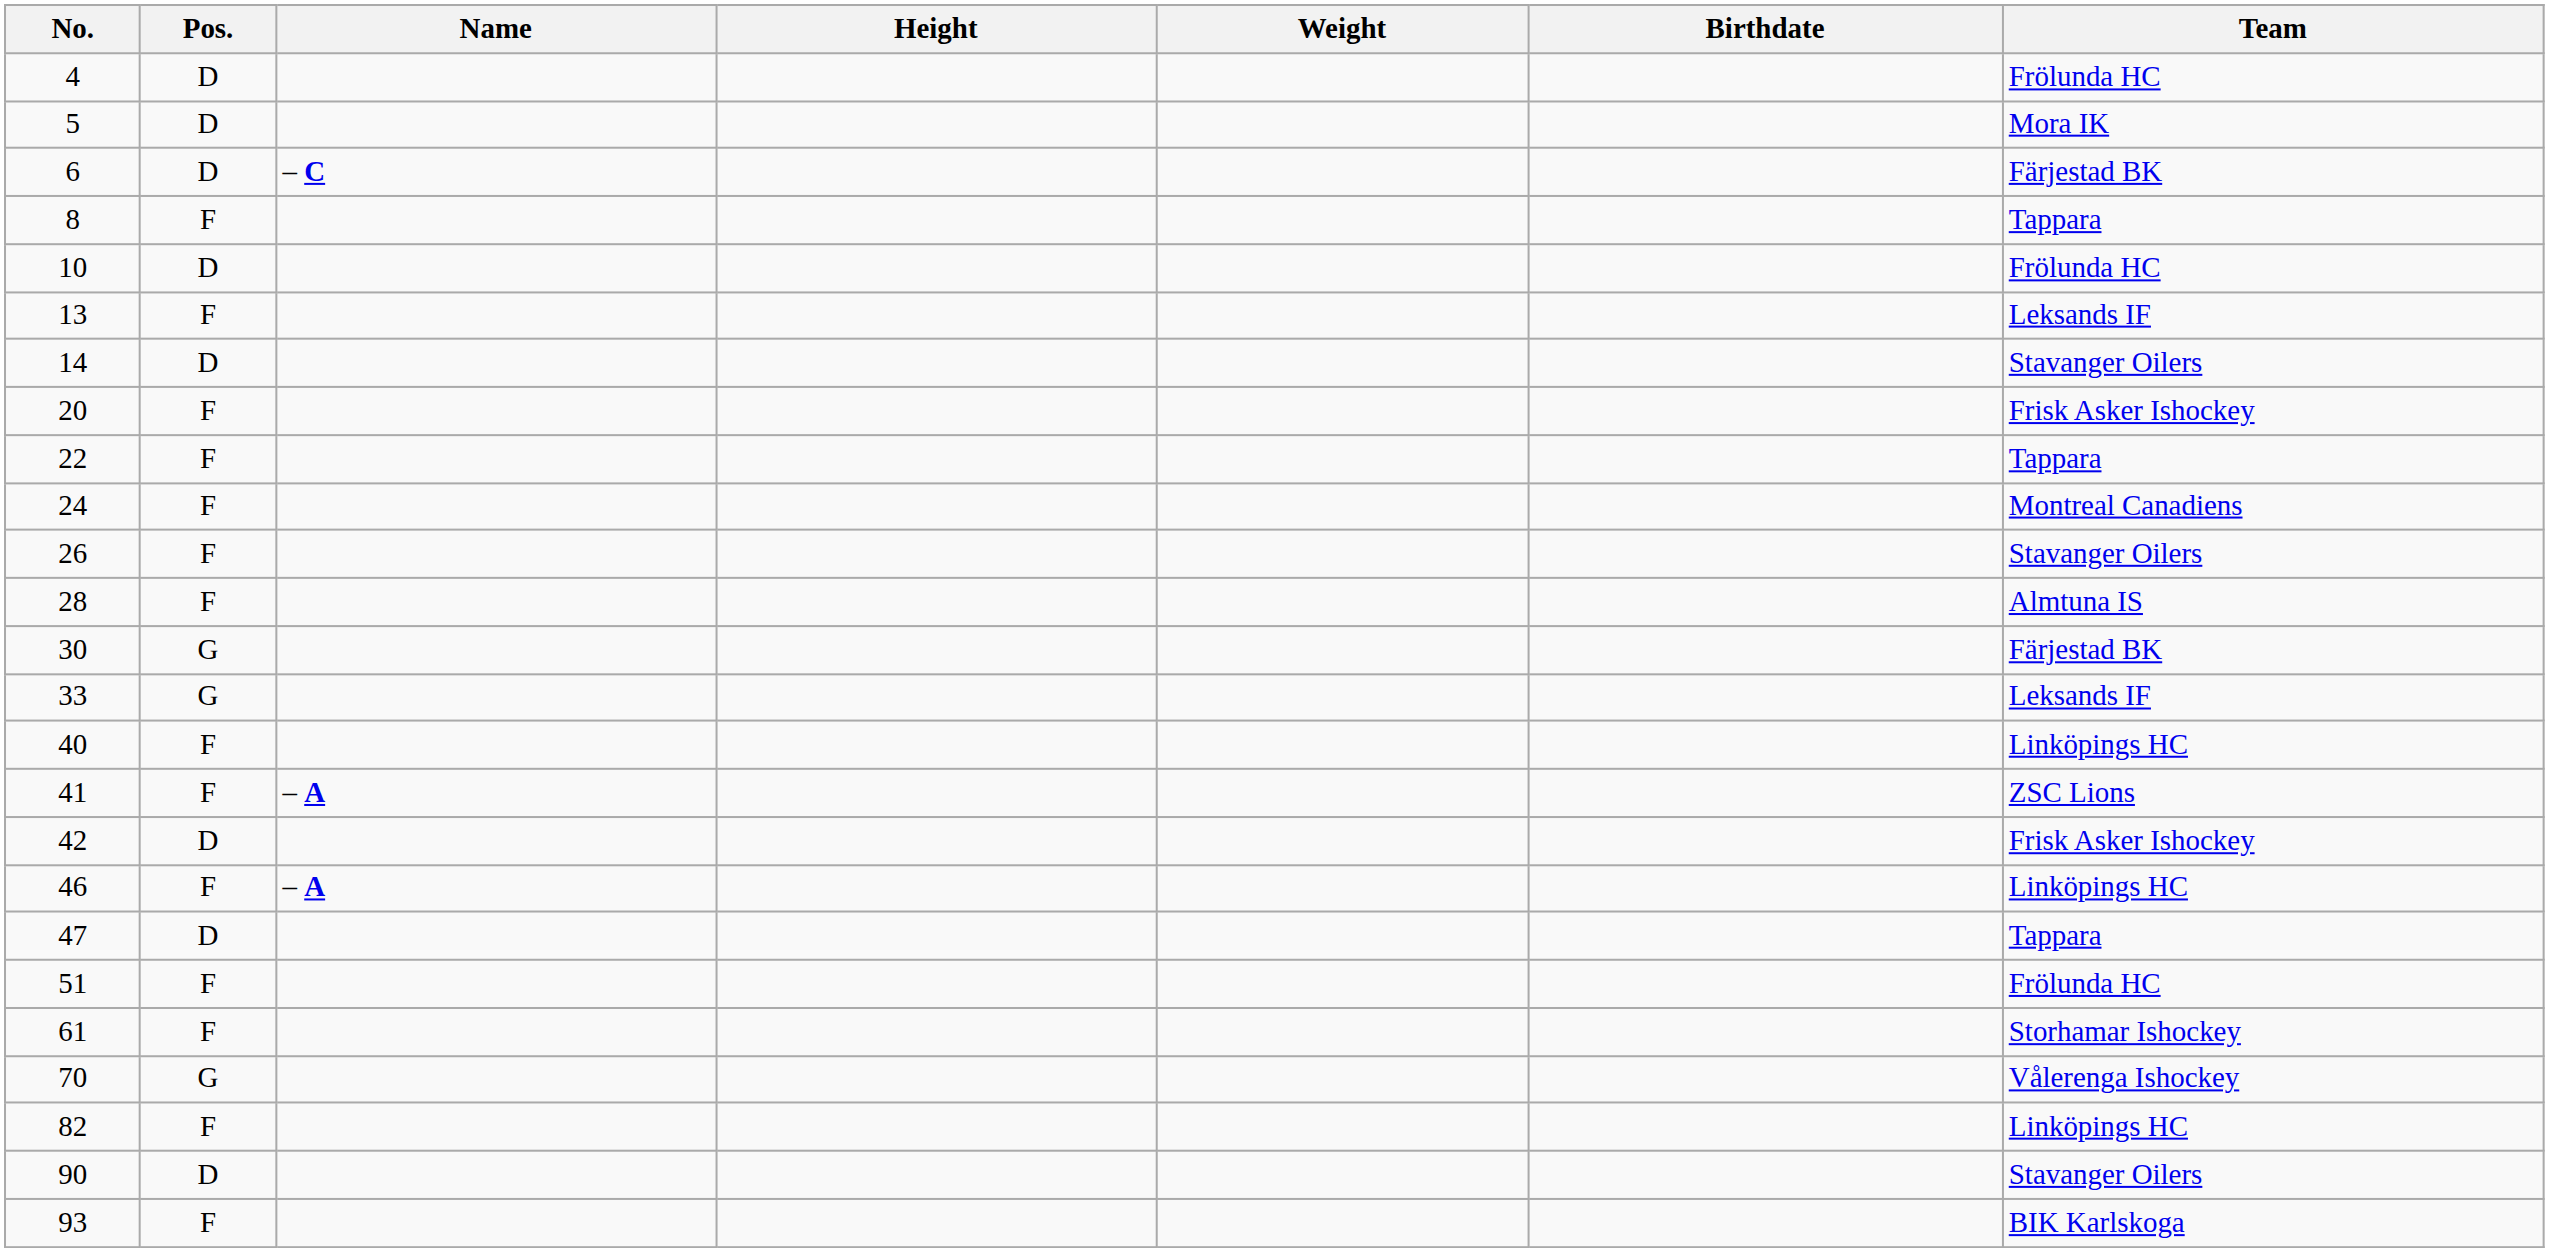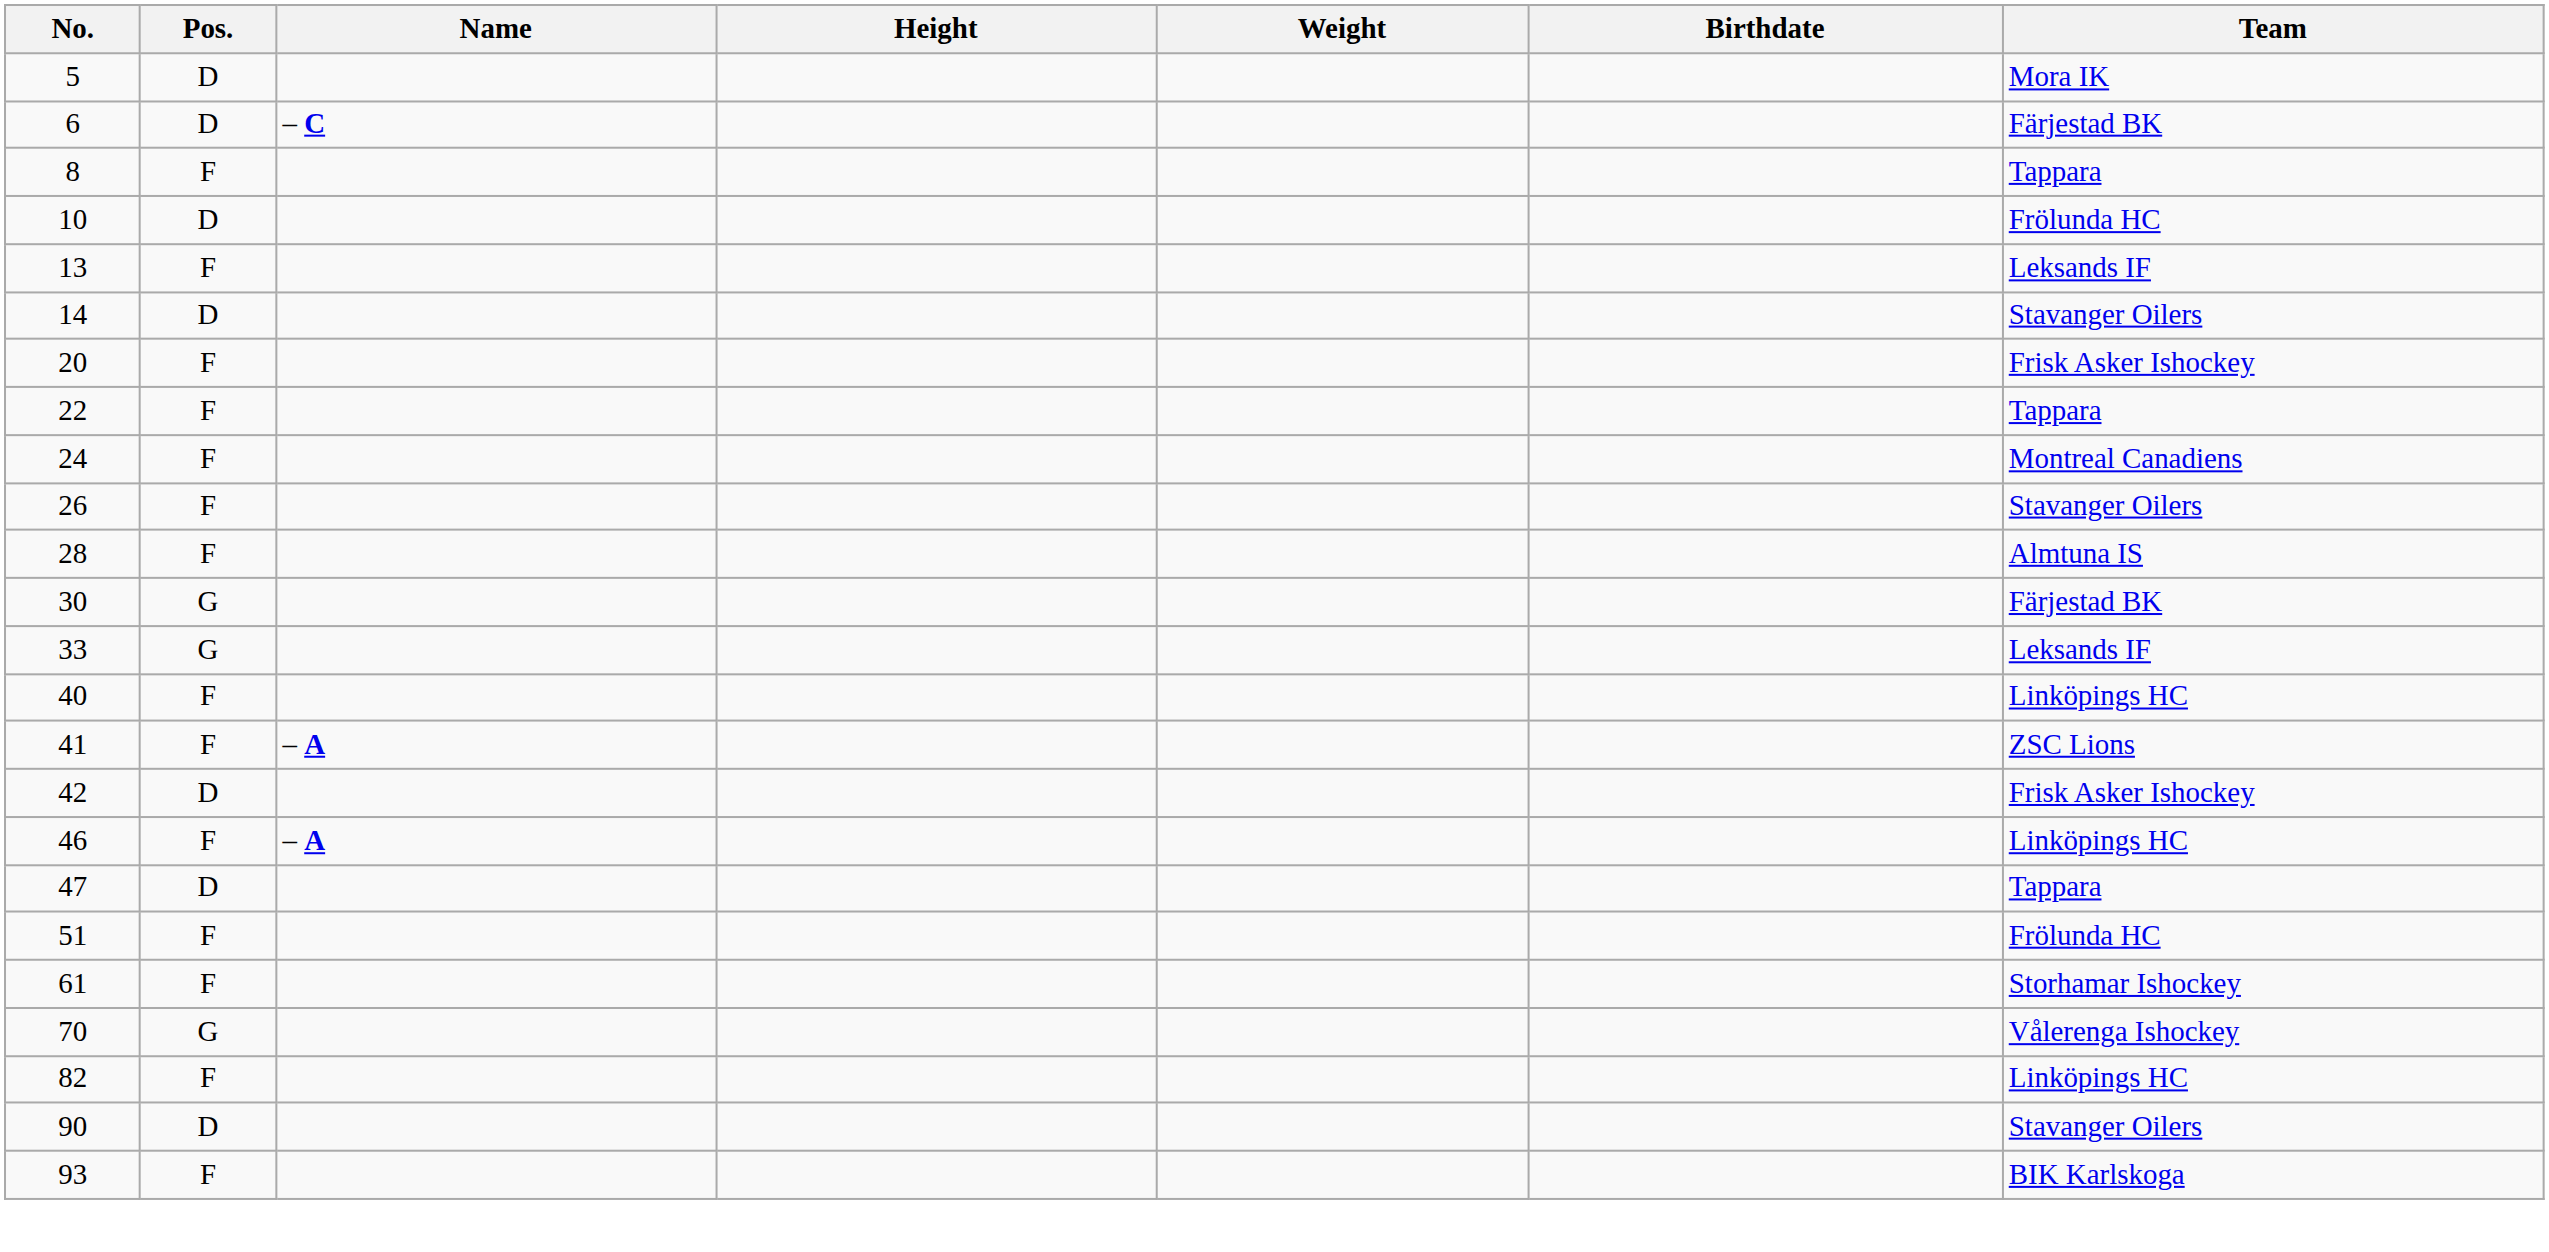- row: (73, 76)
